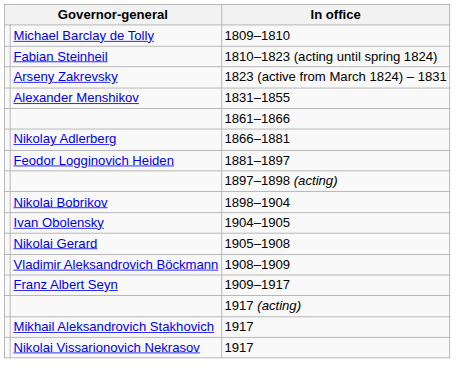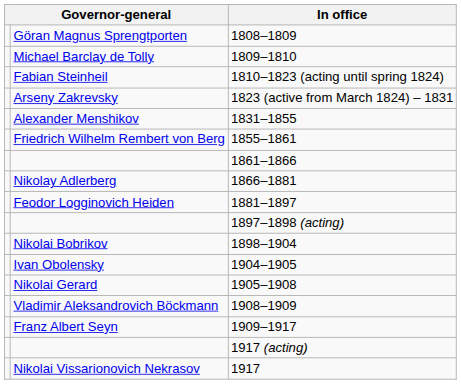+ row: (100, 35)
+ row: (119, 139)
- row: (114, 327)
